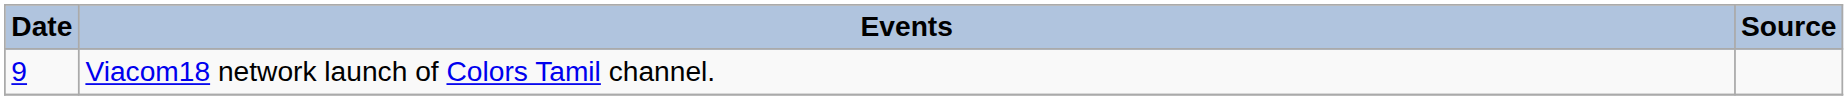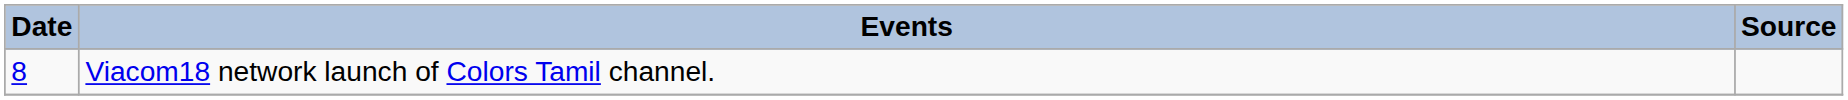(19, 71) 9 -> (19, 71) 8
